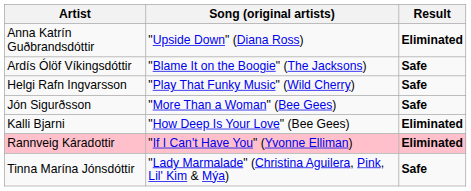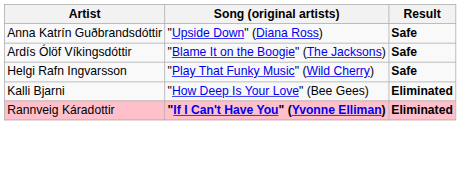(432, 40) Eliminated -> (404, 33) Safe
- row: (49, 104)
(251, 143) normal -> (277, 110) bold
- row: (71, 169)
